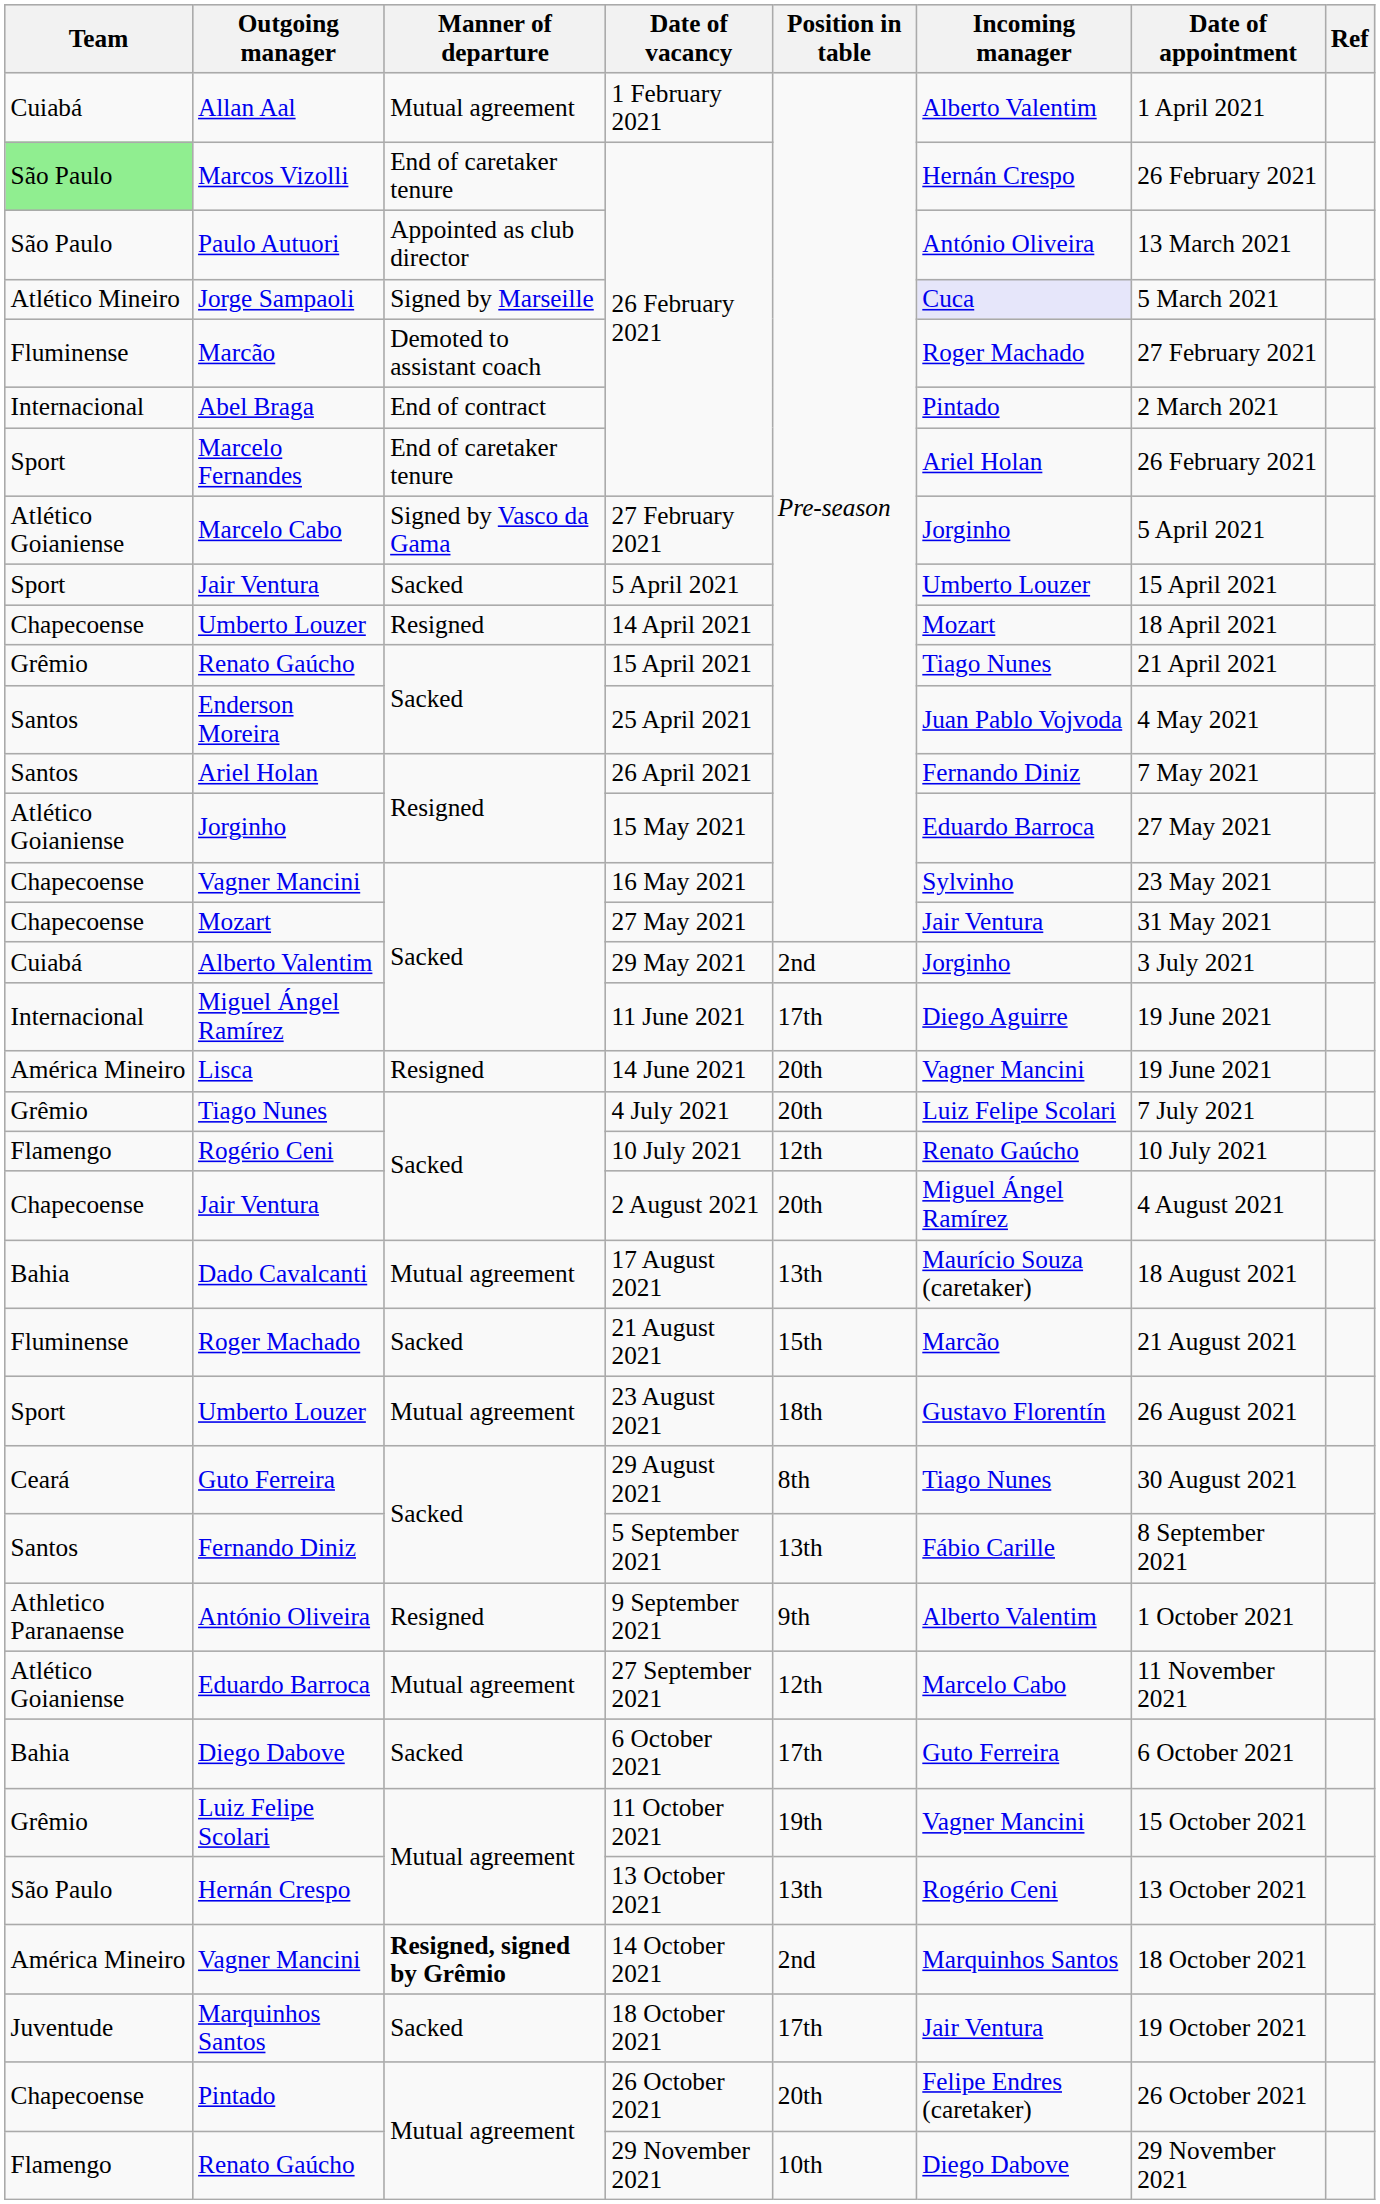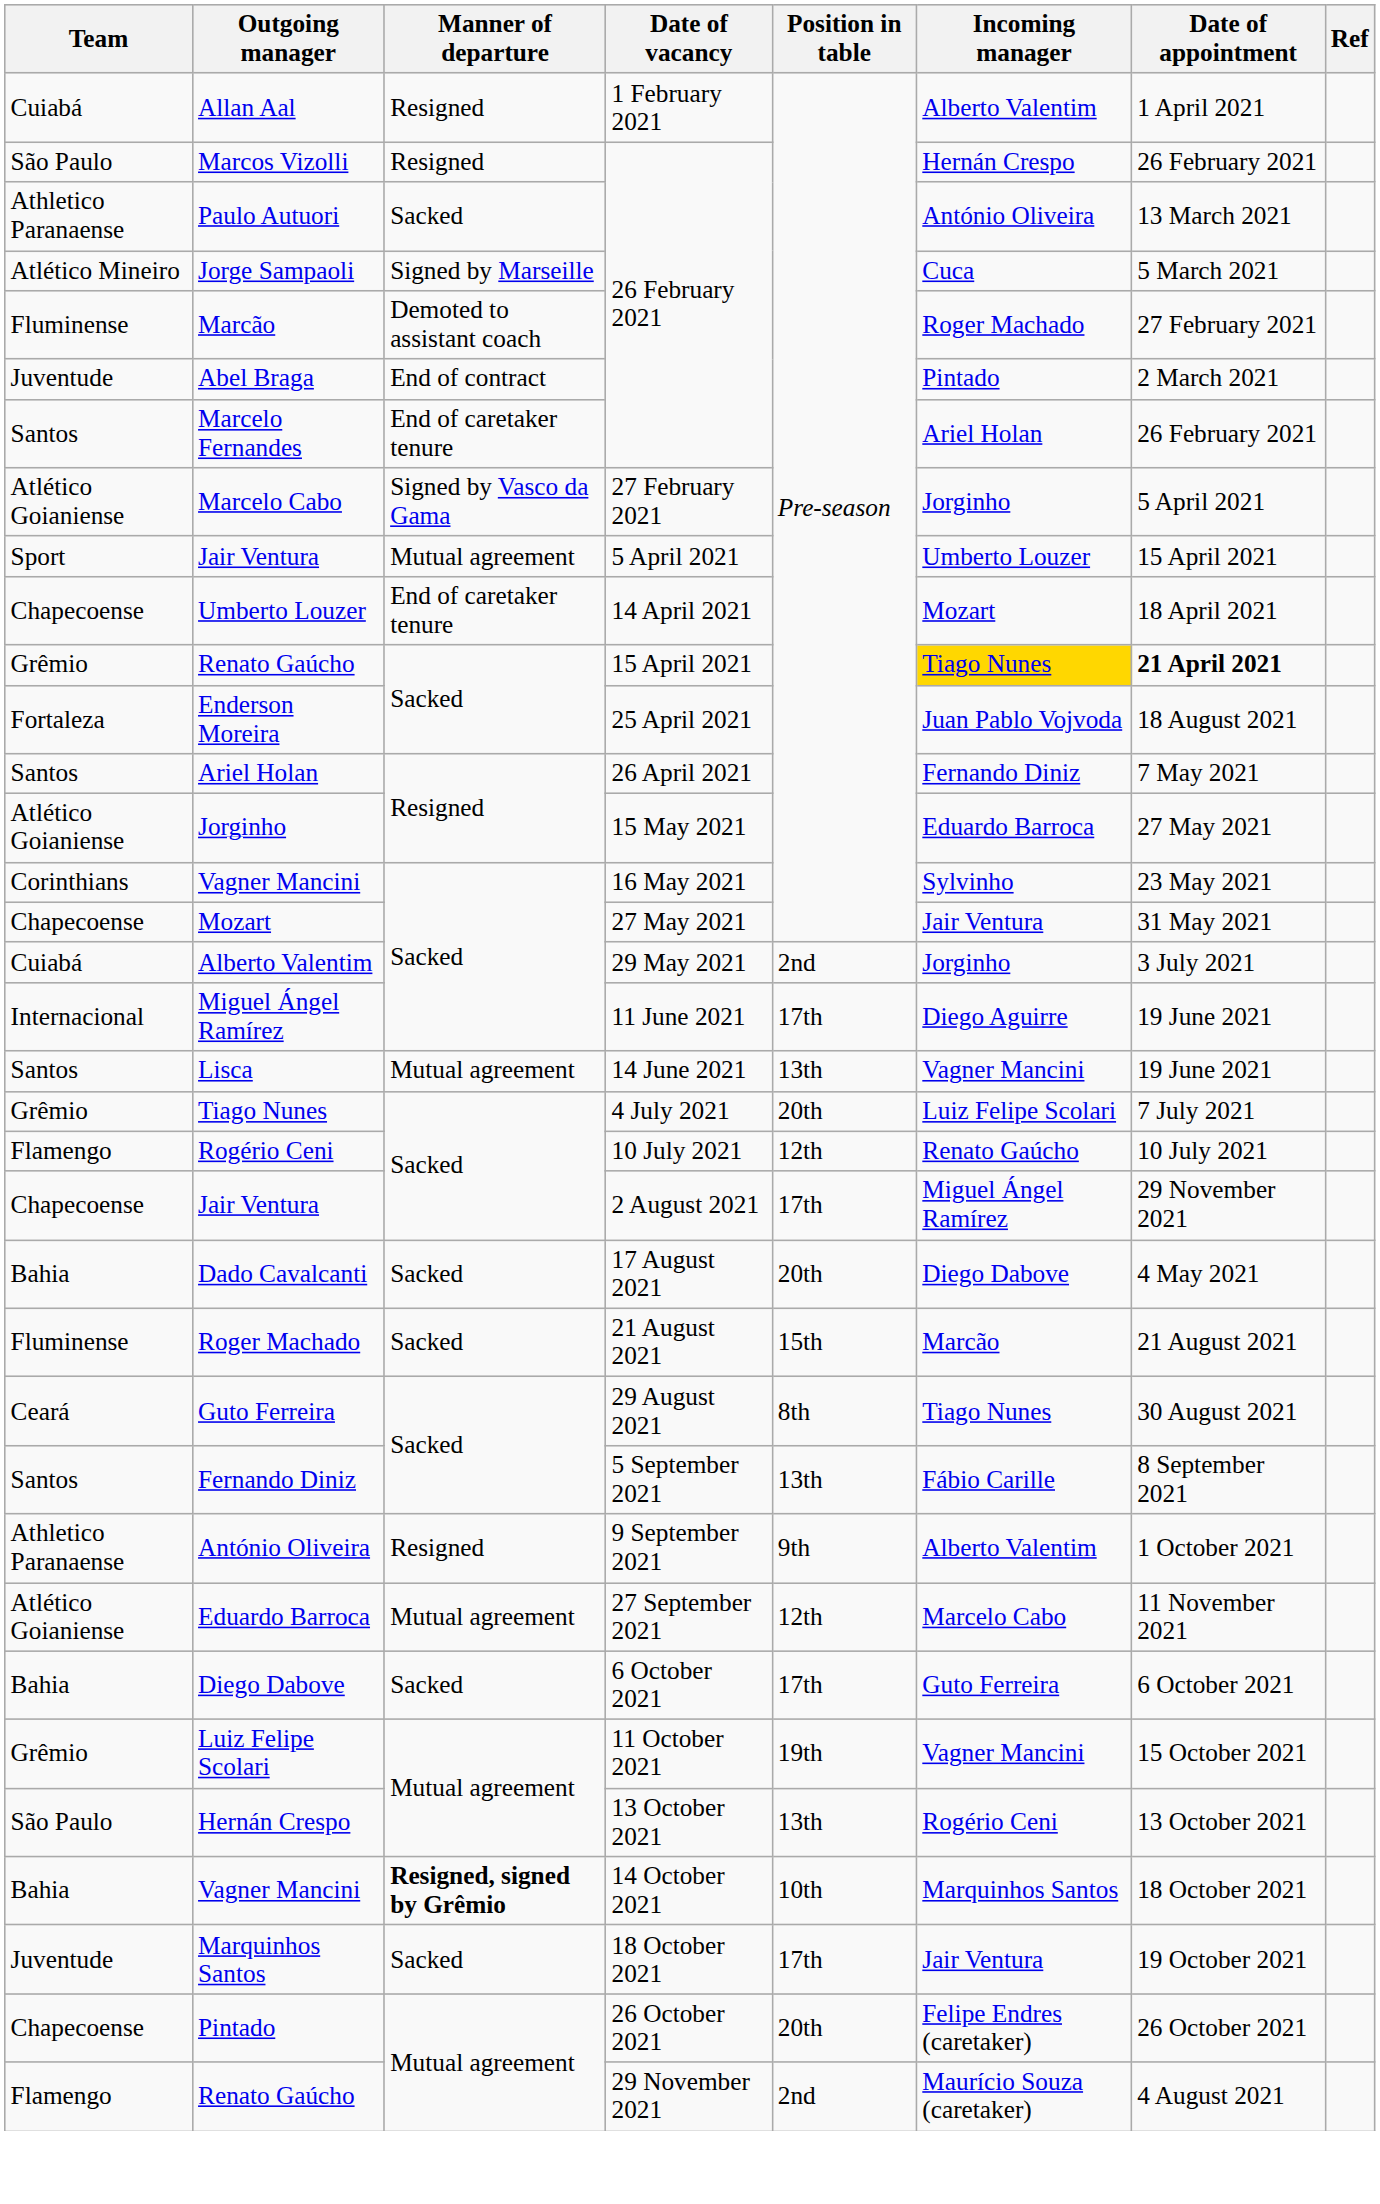(482, 107) Mutual agreement -> (437, 107) Resigned
(62, 175) lightgreen background -> (62, 161) no background
(474, 175) End of caretaker tenure -> (437, 161) Resigned
(62, 244) São Paulo -> (67, 215) Athletico Paranaense
(482, 244) Appointed as club director -> (427, 215) Sacked
(948, 298) lavender background -> (948, 270) no background
(77, 407) Internacional -> (62, 378) Juventude
(38, 461) Sport -> (44, 433) Santos
(427, 584) Sacked -> (482, 556) Mutual agreement
(437, 624) Resigned -> (474, 610) End of caretaker tenure
(987, 664) no background -> (987, 664) gold background
(1207, 664) normal -> (1210, 664) bold
(44, 718) Santos -> (58, 718) Fortaleza
(1198, 718) 4 May 2021 -> (1217, 718) 18 August 2021
(77, 881) Chapecoense -> (70, 881) Corinthians
(98, 1070) América Mineiro -> (44, 1070) Santos
(437, 1070) Resigned -> (482, 1070) Mutual agreement
(800, 1070) 20th -> (800, 1070) 13th
(800, 1205) 20th -> (800, 1205) 17th
(1211, 1205) 4 August 2021 -> (1206, 1205) 29 November 2021
(482, 1273) Mutual agreement -> (427, 1273) Sacked
(800, 1273) 13th -> (800, 1273) 20th
(1003, 1273) Maurício Souza (caretaker) -> (996, 1273) Diego Dabove
(1217, 1273) 18 August 2021 -> (1198, 1273) 4 May 2021
- row: (282, 1410)
(98, 1959) América Mineiro -> (40, 1890) Bahia
(797, 1959) 2nd -> (800, 1890) 10th
(800, 2164) 10th -> (797, 2096) 2nd
(996, 2164) Diego Dabove -> (1003, 2096) Maurício Souza (caretaker)
(1206, 2164) 29 November 2021 -> (1211, 2096) 4 August 2021
